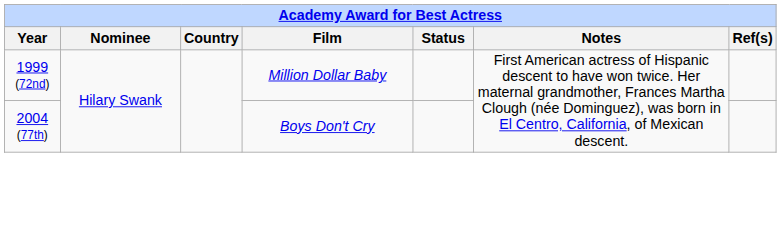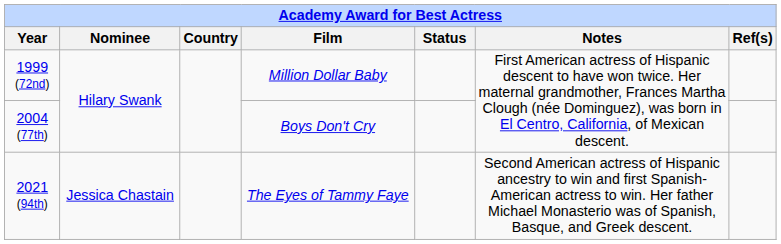+ row: (32, 195)
